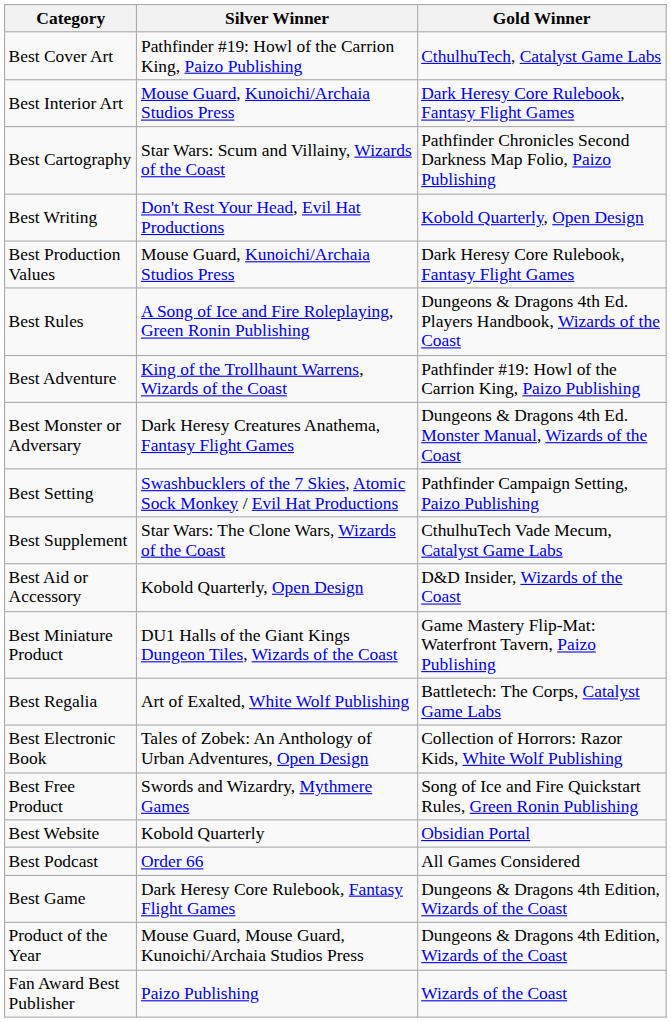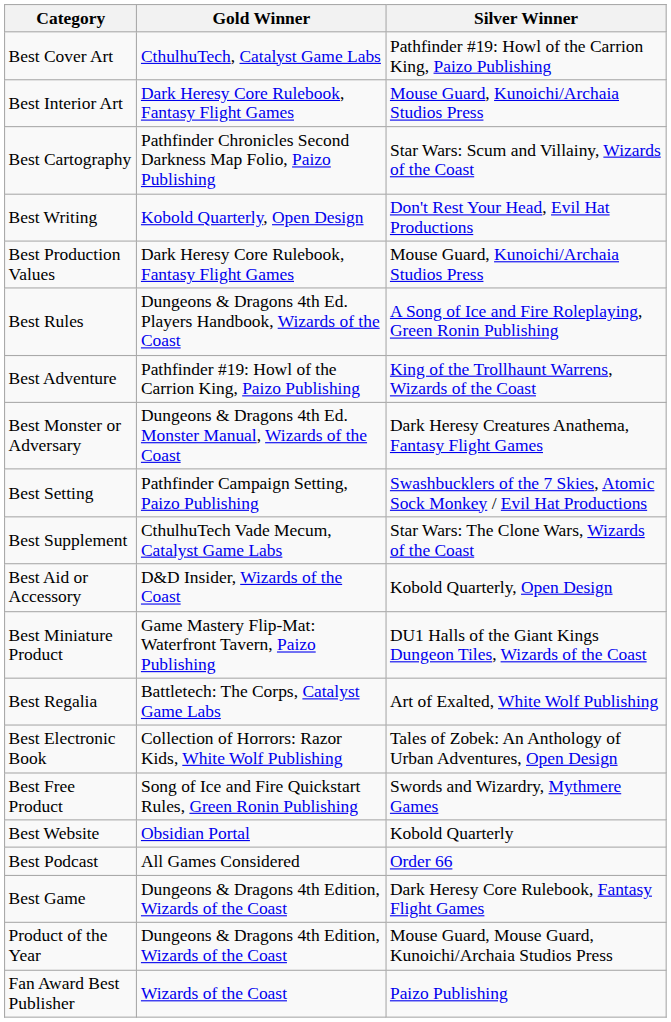columns swapped: (542, 18) <-> (277, 18)
